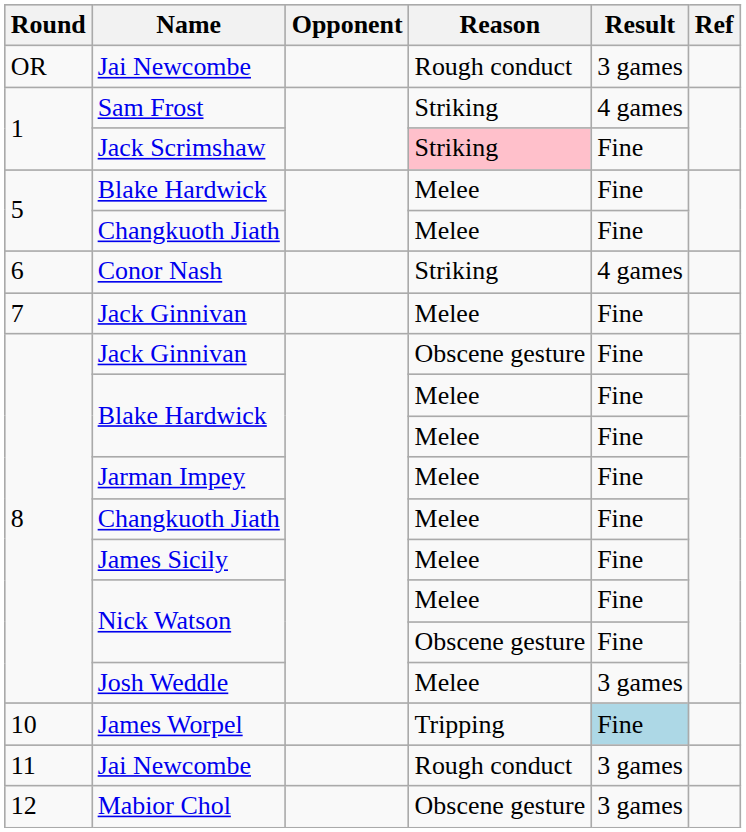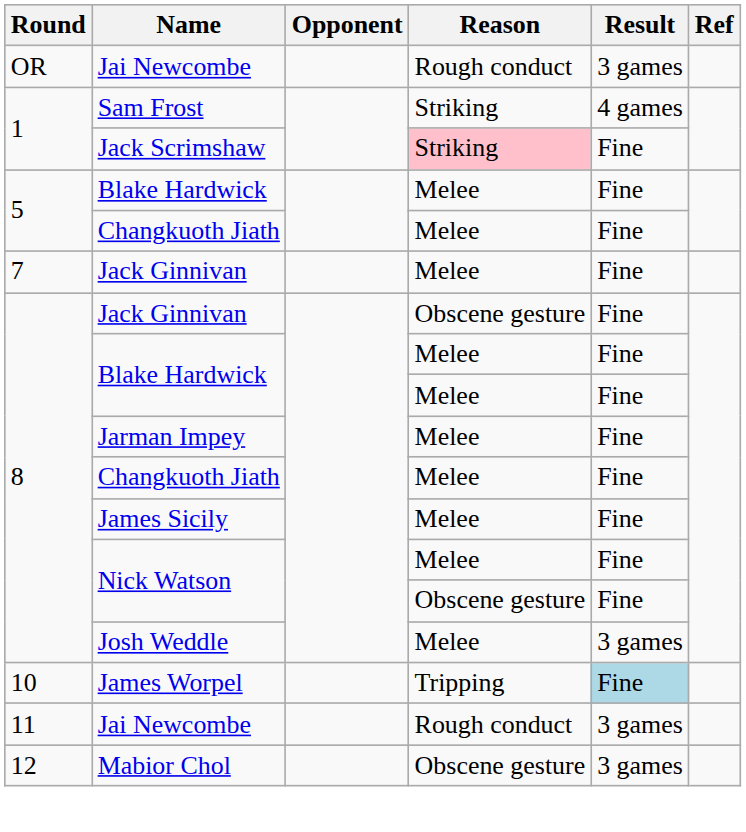- row: (17, 271)
